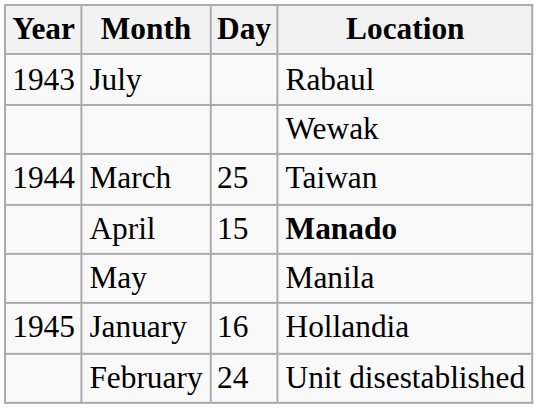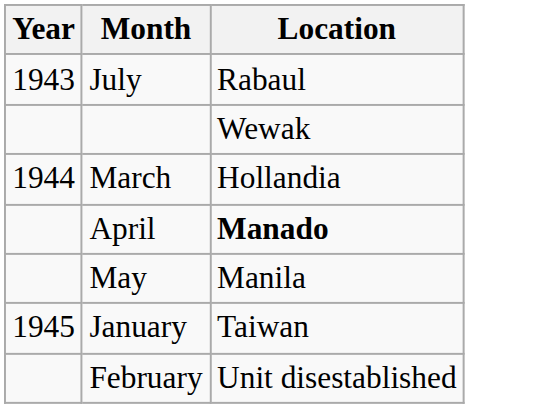- column: (244, 29)
(331, 178) Taiwan -> (279, 178) Hollandia
(347, 327) Hollandia -> (263, 327) Taiwan
